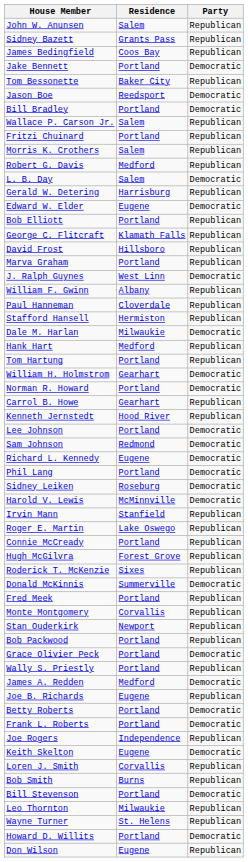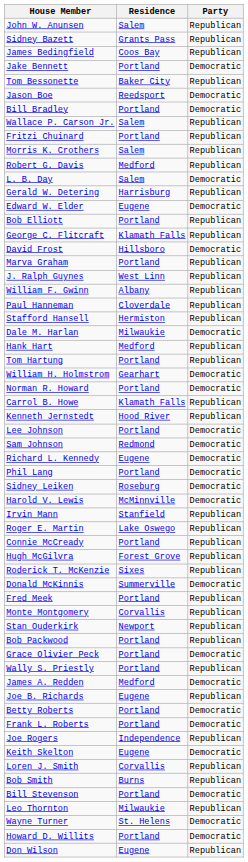(215, 249) Republican -> (215, 249) Democratic
(215, 277) Democratic -> (215, 277) Republican
(139, 403) Gearhart -> (152, 403) Klamath Falls
(215, 822) Republican -> (215, 822) Democratic
